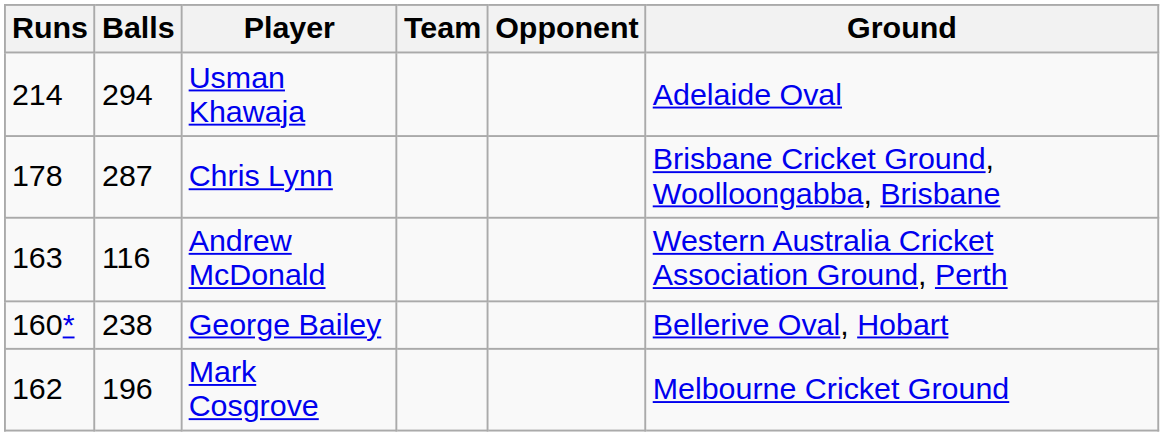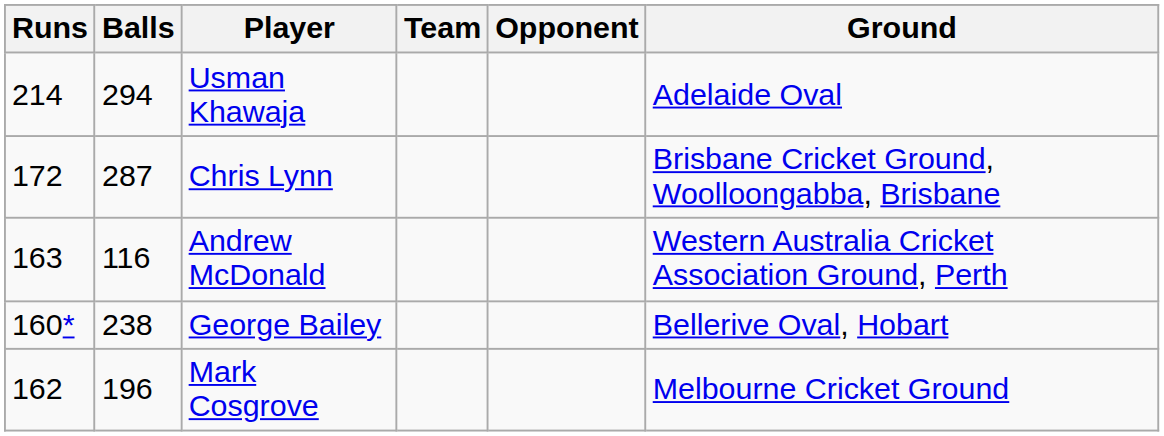(37, 176) 178 -> (37, 176) 172
